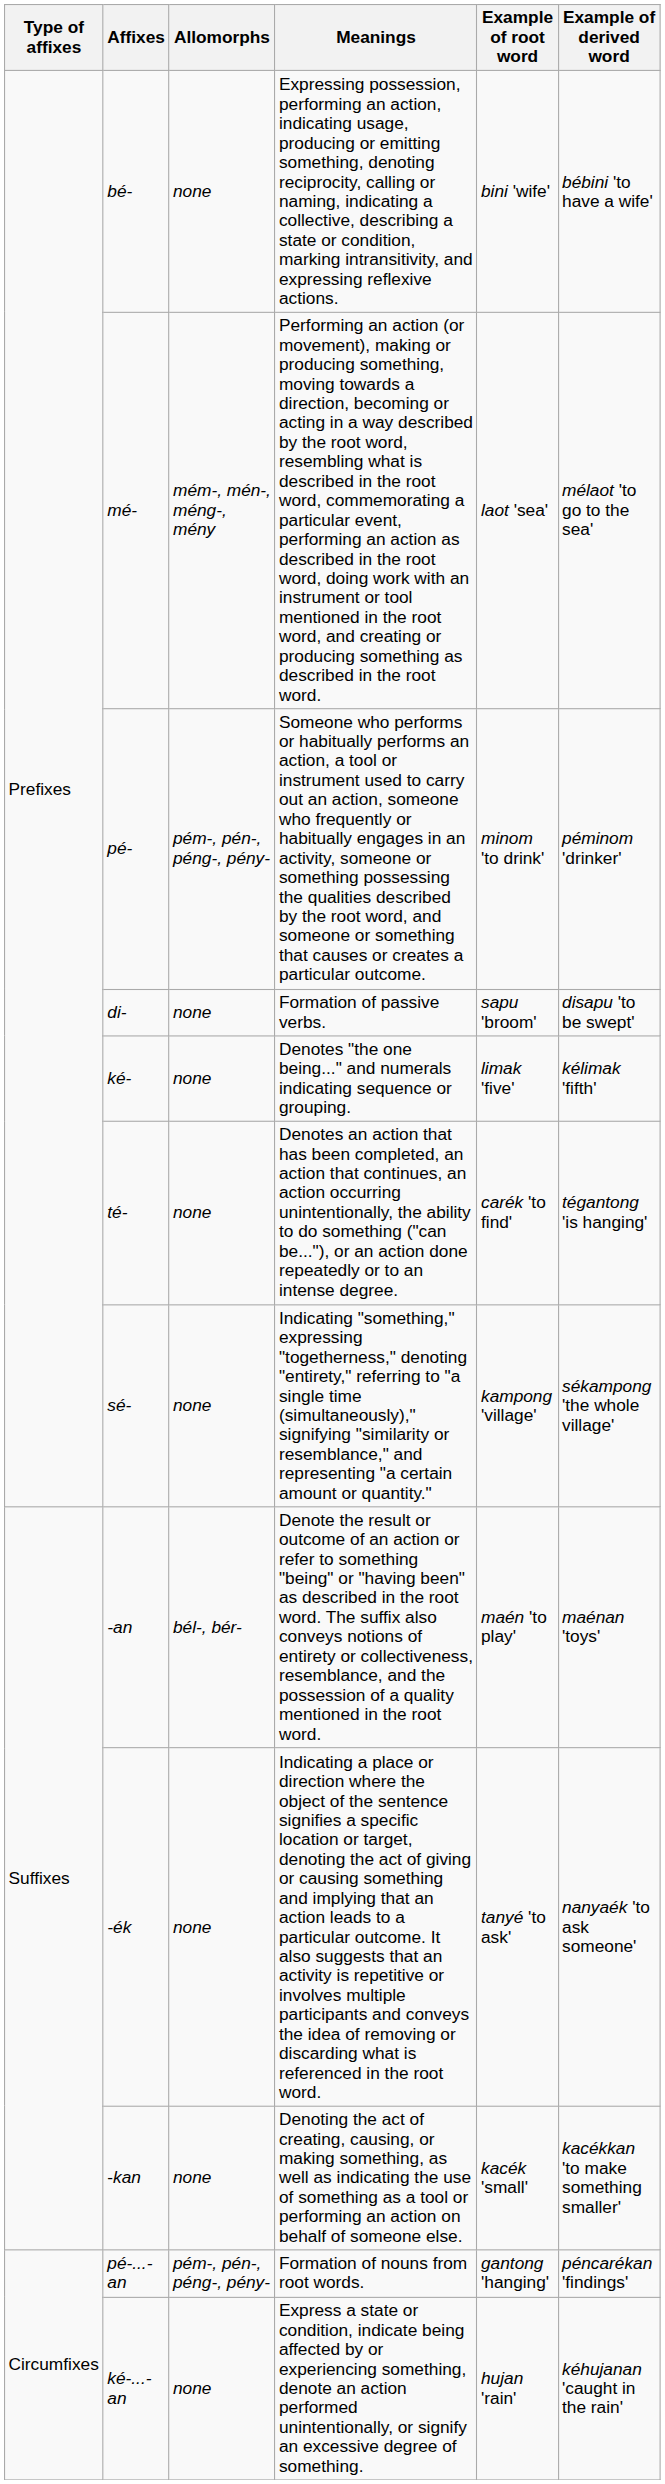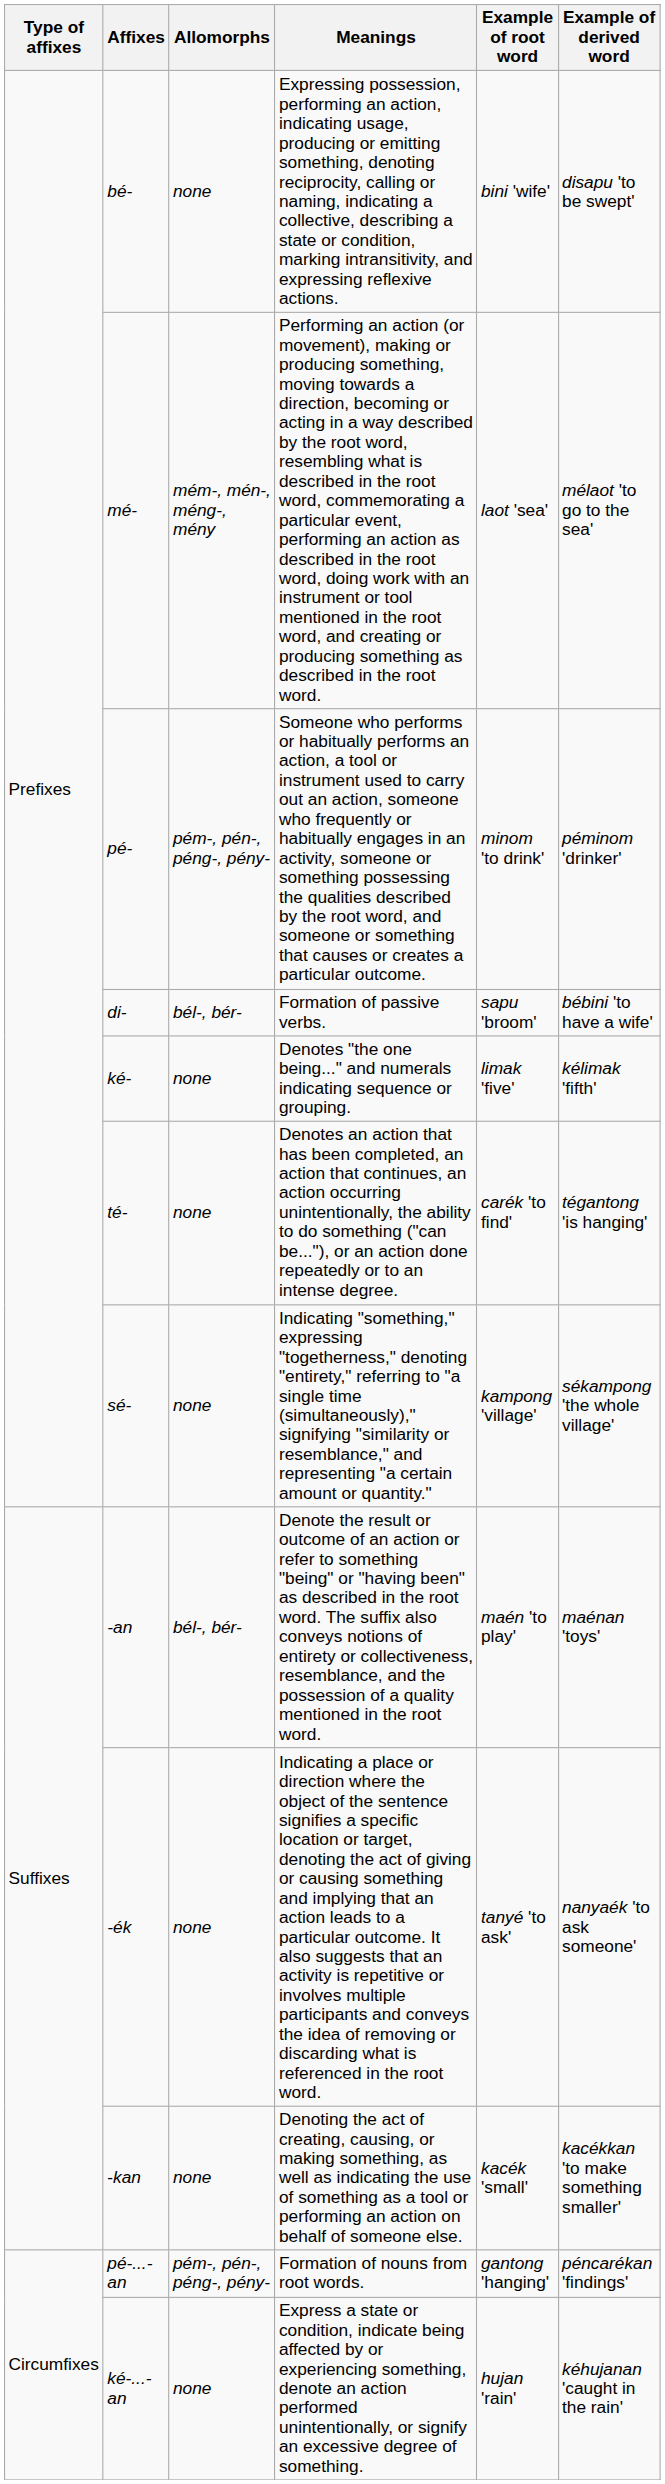(607, 191) bébini 'to have a wife' -> (599, 191) disapu 'to be swept'
(192, 1012) none -> (207, 1012) bél-, bér-
(599, 1012) disapu 'to be swept' -> (607, 1012) bébini 'to have a wife'
